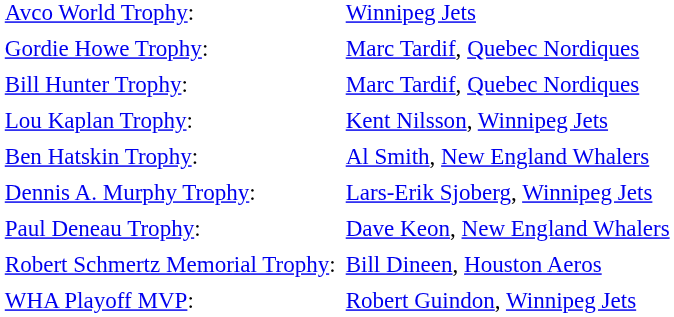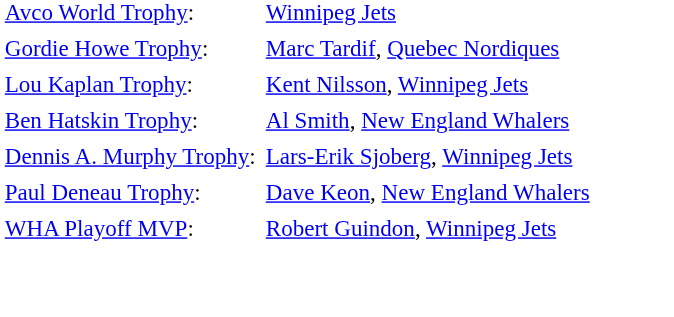- row: (96, 84)
- row: (170, 264)
